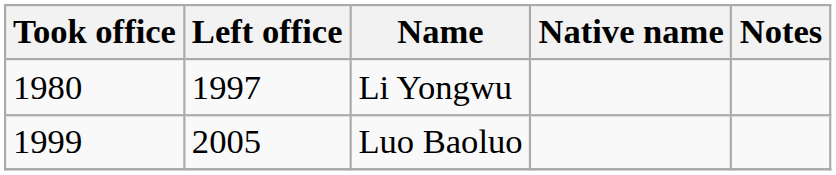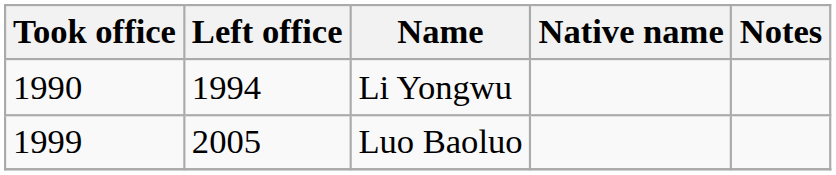(48, 86) 1980 -> (48, 86) 1990
(226, 86) 1997 -> (226, 86) 1994
